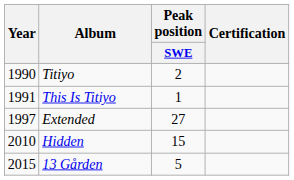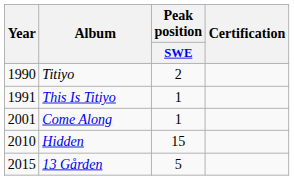- row: (69, 119)
+ row: (77, 119)
